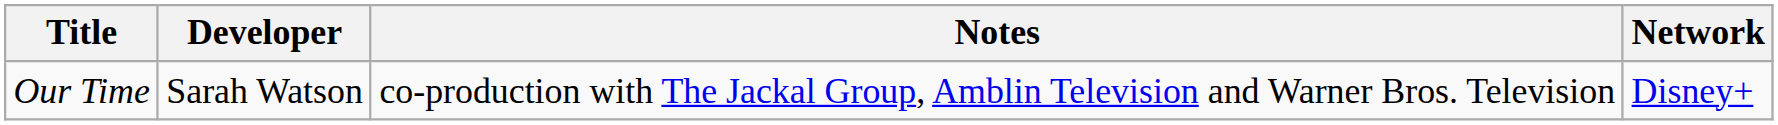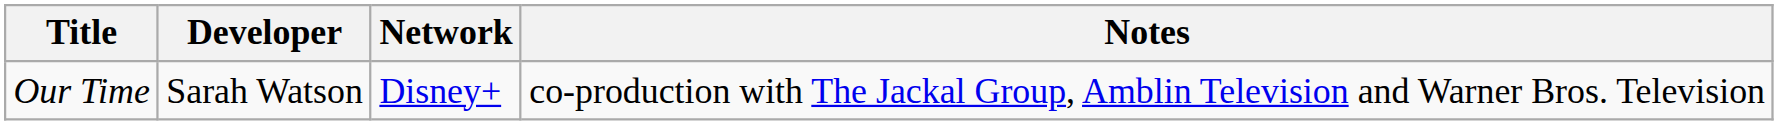columns swapped: (1698, 32) <-> (997, 32)
